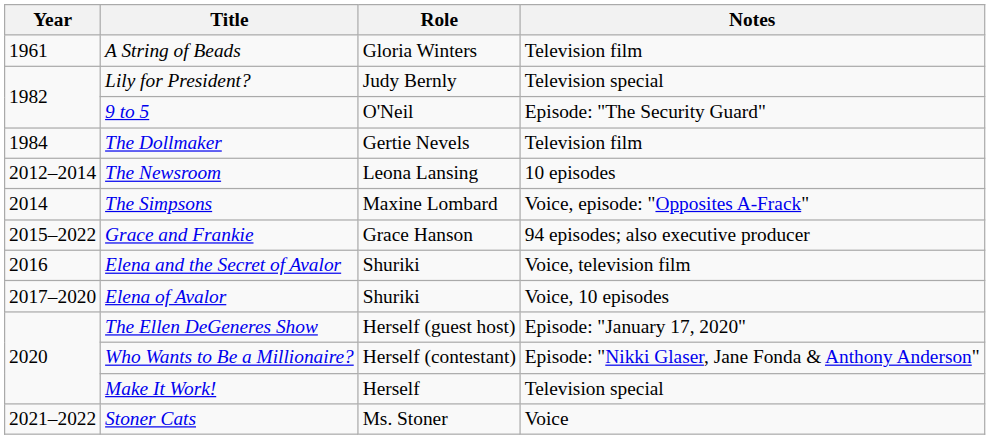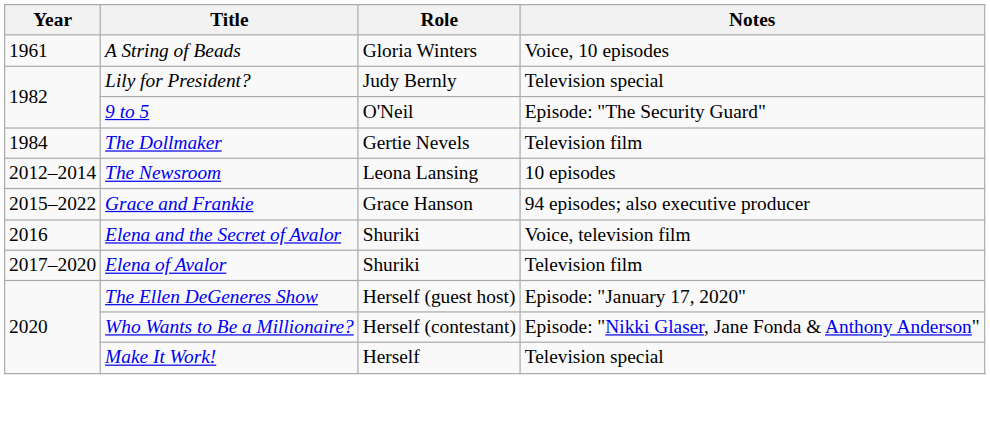(584, 50) Television film -> (597, 50) Voice, 10 episodes
- row: (159, 204)
(597, 296) Voice, 10 episodes -> (584, 265) Television film
- row: (151, 419)
